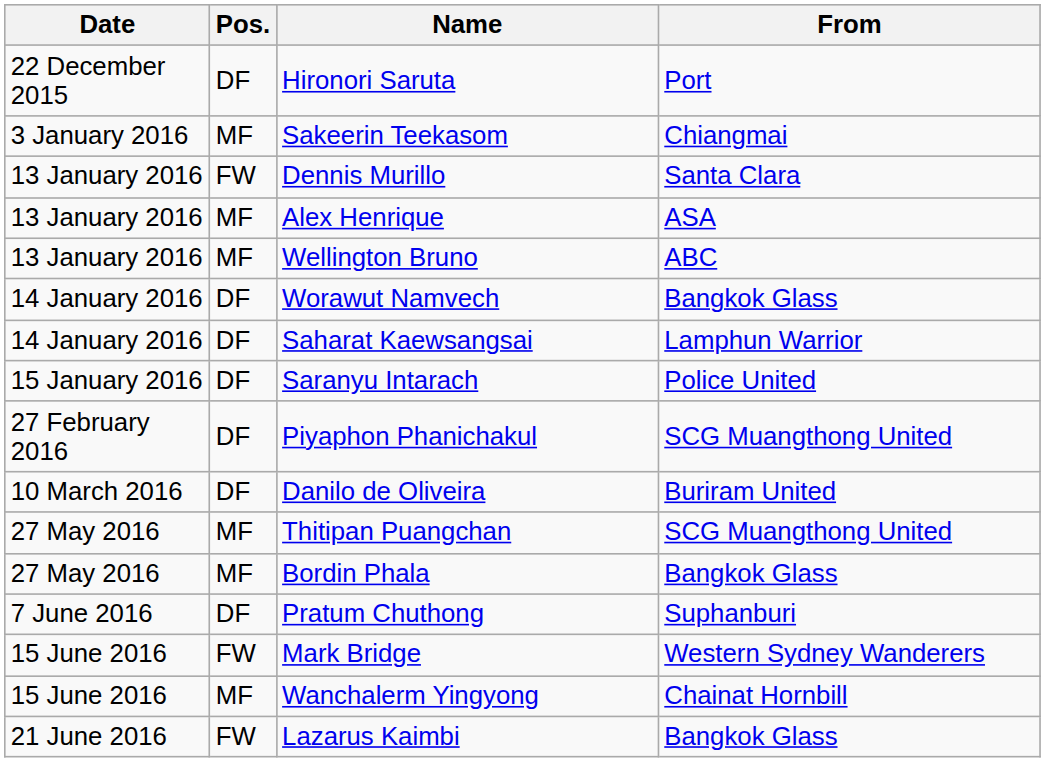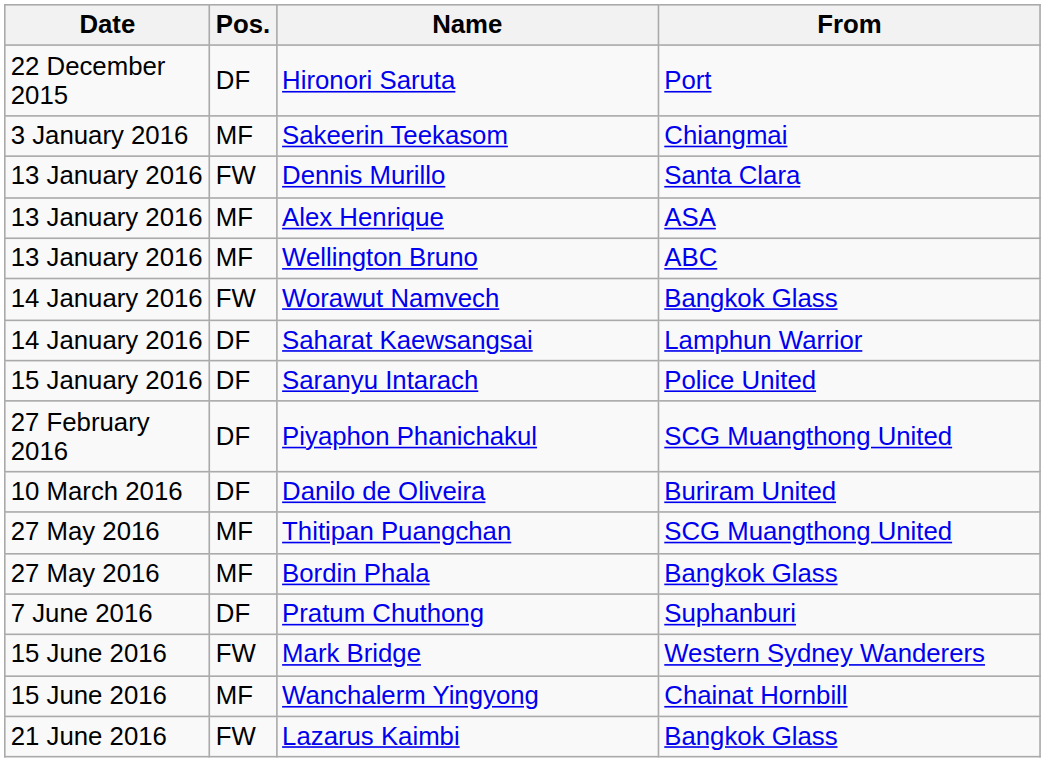(233, 299) DF -> (236, 299) FW
